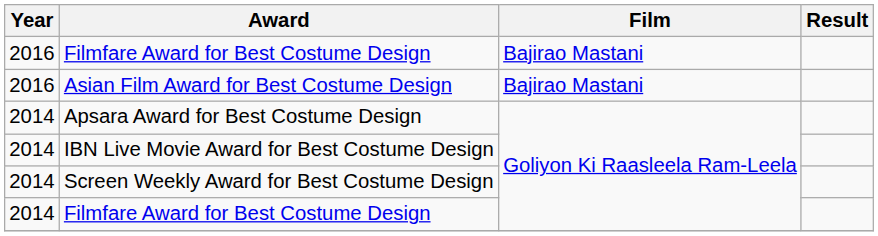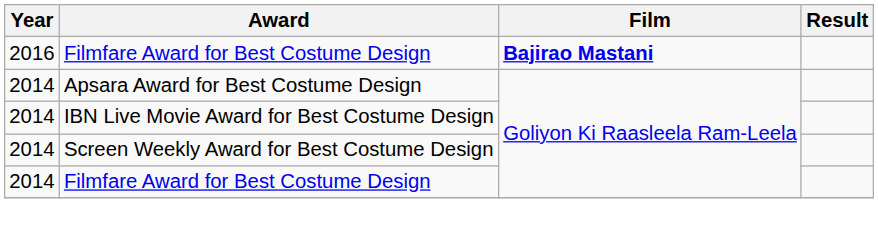(573, 52) normal -> (578, 52) bold
- row: (32, 85)
